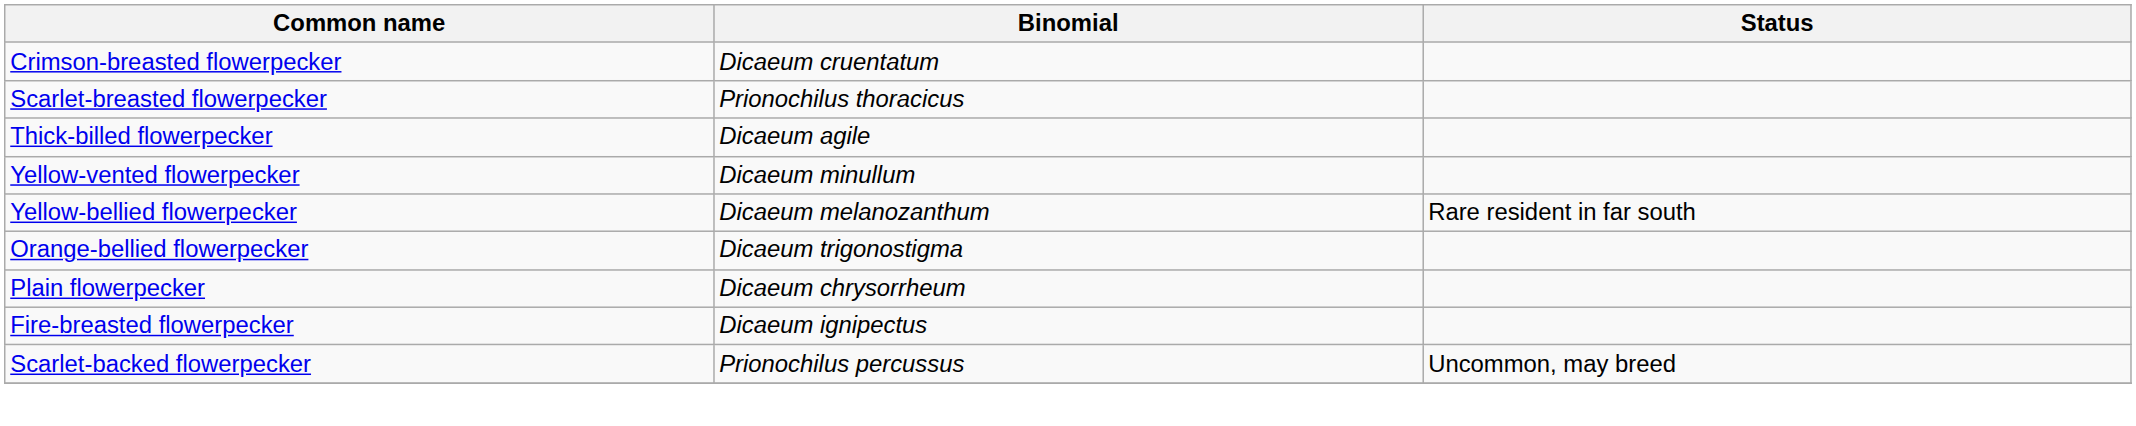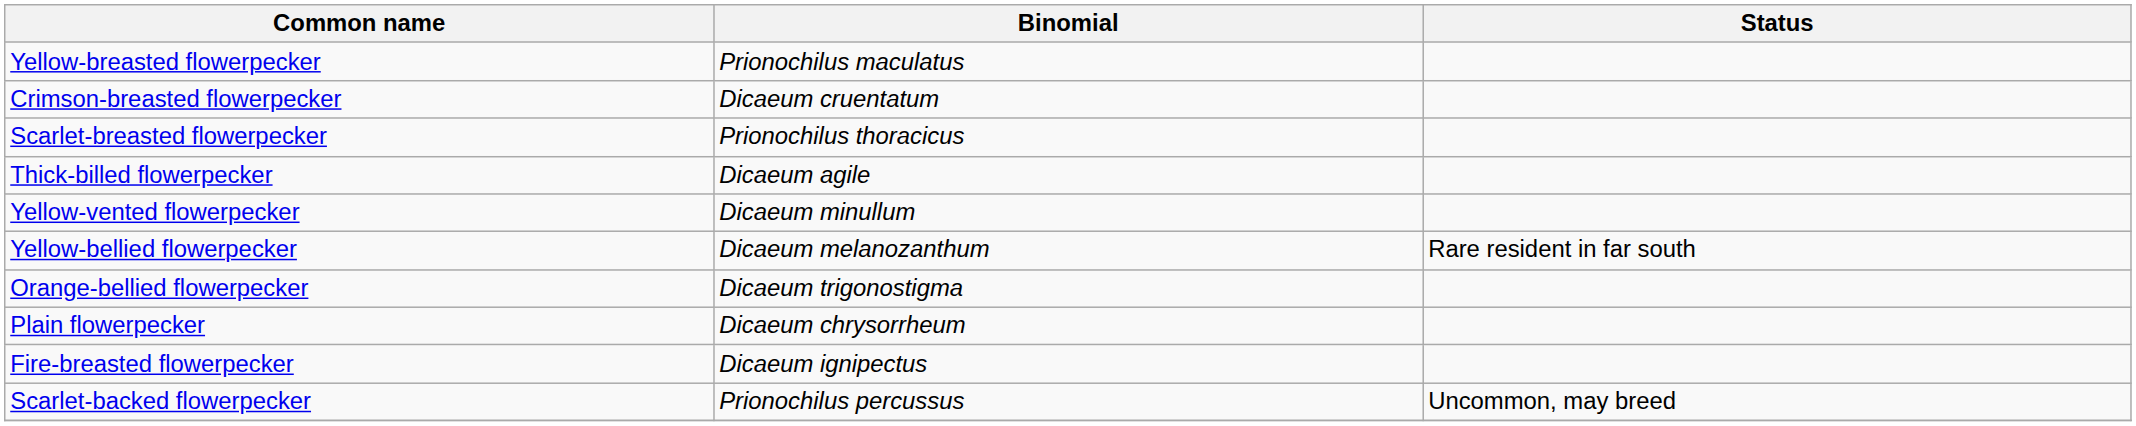+ row: (166, 61)
